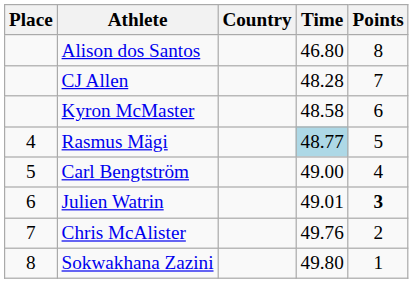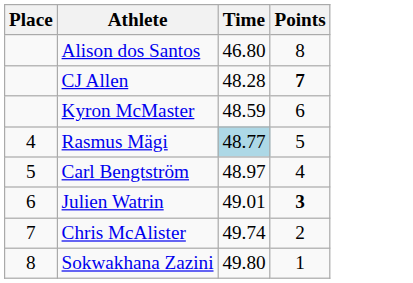- column: (257, 19)
(378, 80) normal -> (300, 80) bold
(322, 111) 48.58 -> (244, 111) 48.59
(322, 171) 49.00 -> (244, 171) 48.97
(322, 232) 49.76 -> (244, 232) 49.74
